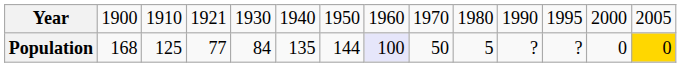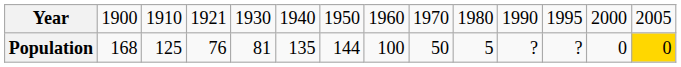(218, 47) 77 -> (218, 47) 76
(262, 47) 84 -> (262, 47) 81
(391, 47) lavender background -> (391, 47) no background
